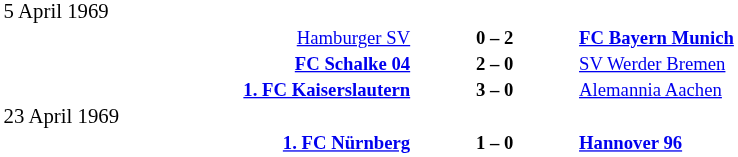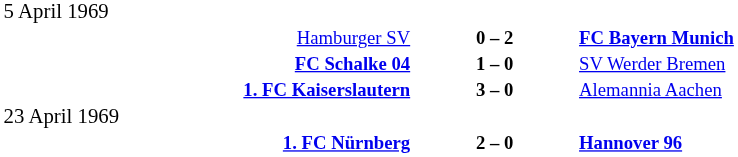(495, 63) 2 – 0 -> (495, 63) 1 – 0
(495, 142) 1 – 0 -> (495, 142) 2 – 0
